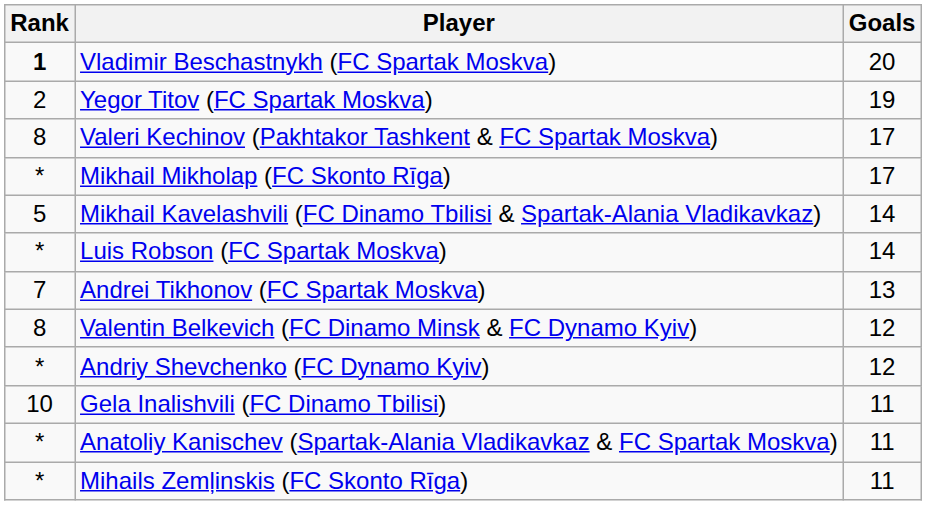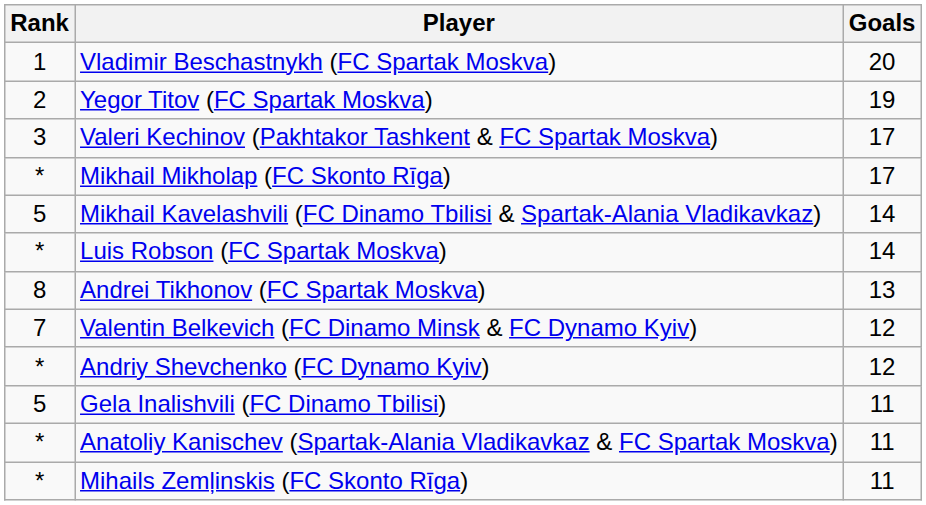(40, 61) bold -> (40, 61) normal
(40, 137) 8 -> (40, 137) 3
(40, 289) 7 -> (40, 289) 8
(40, 328) 8 -> (40, 328) 7
(40, 404) 10 -> (40, 404) 5
